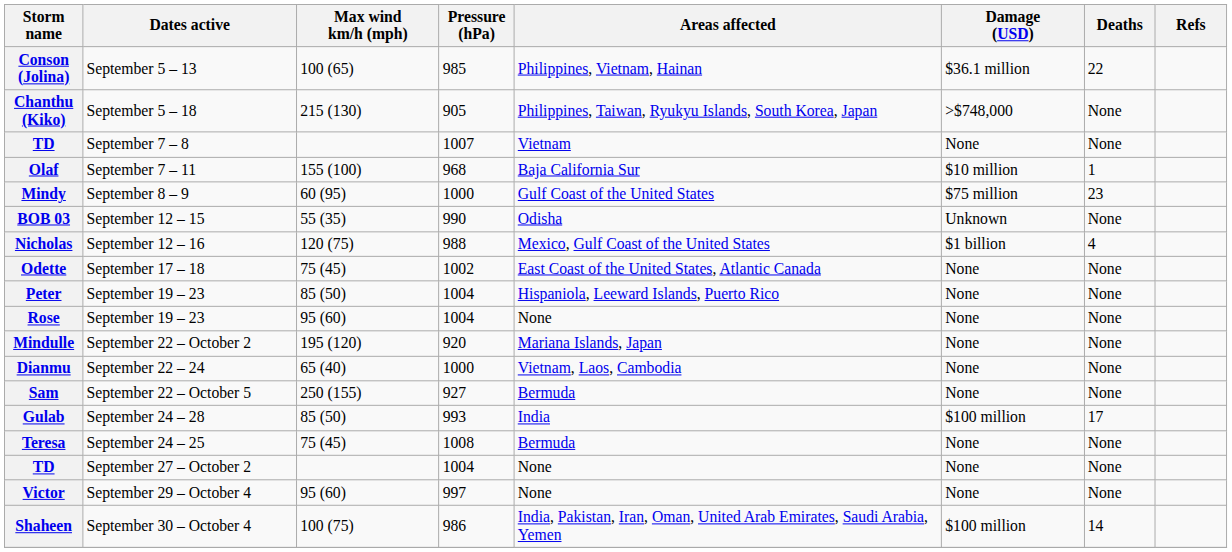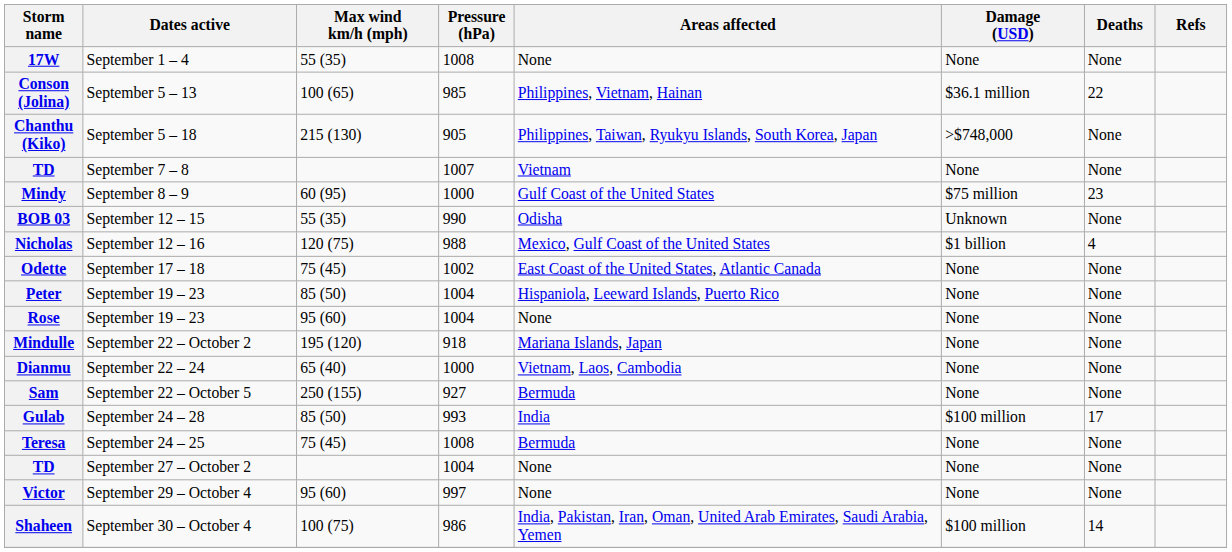+ row: (44, 59)
- row: (44, 169)
(454, 343) 920 -> (454, 343) 918
